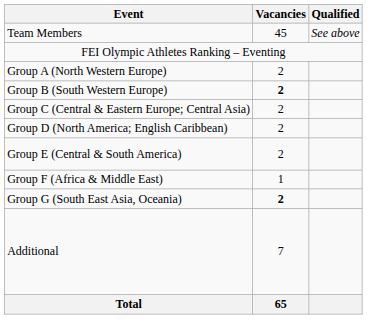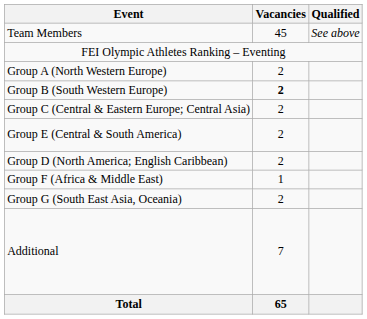rows swapped: (117, 128) <-> (94, 153)
(281, 198) bold -> (281, 198) normal
